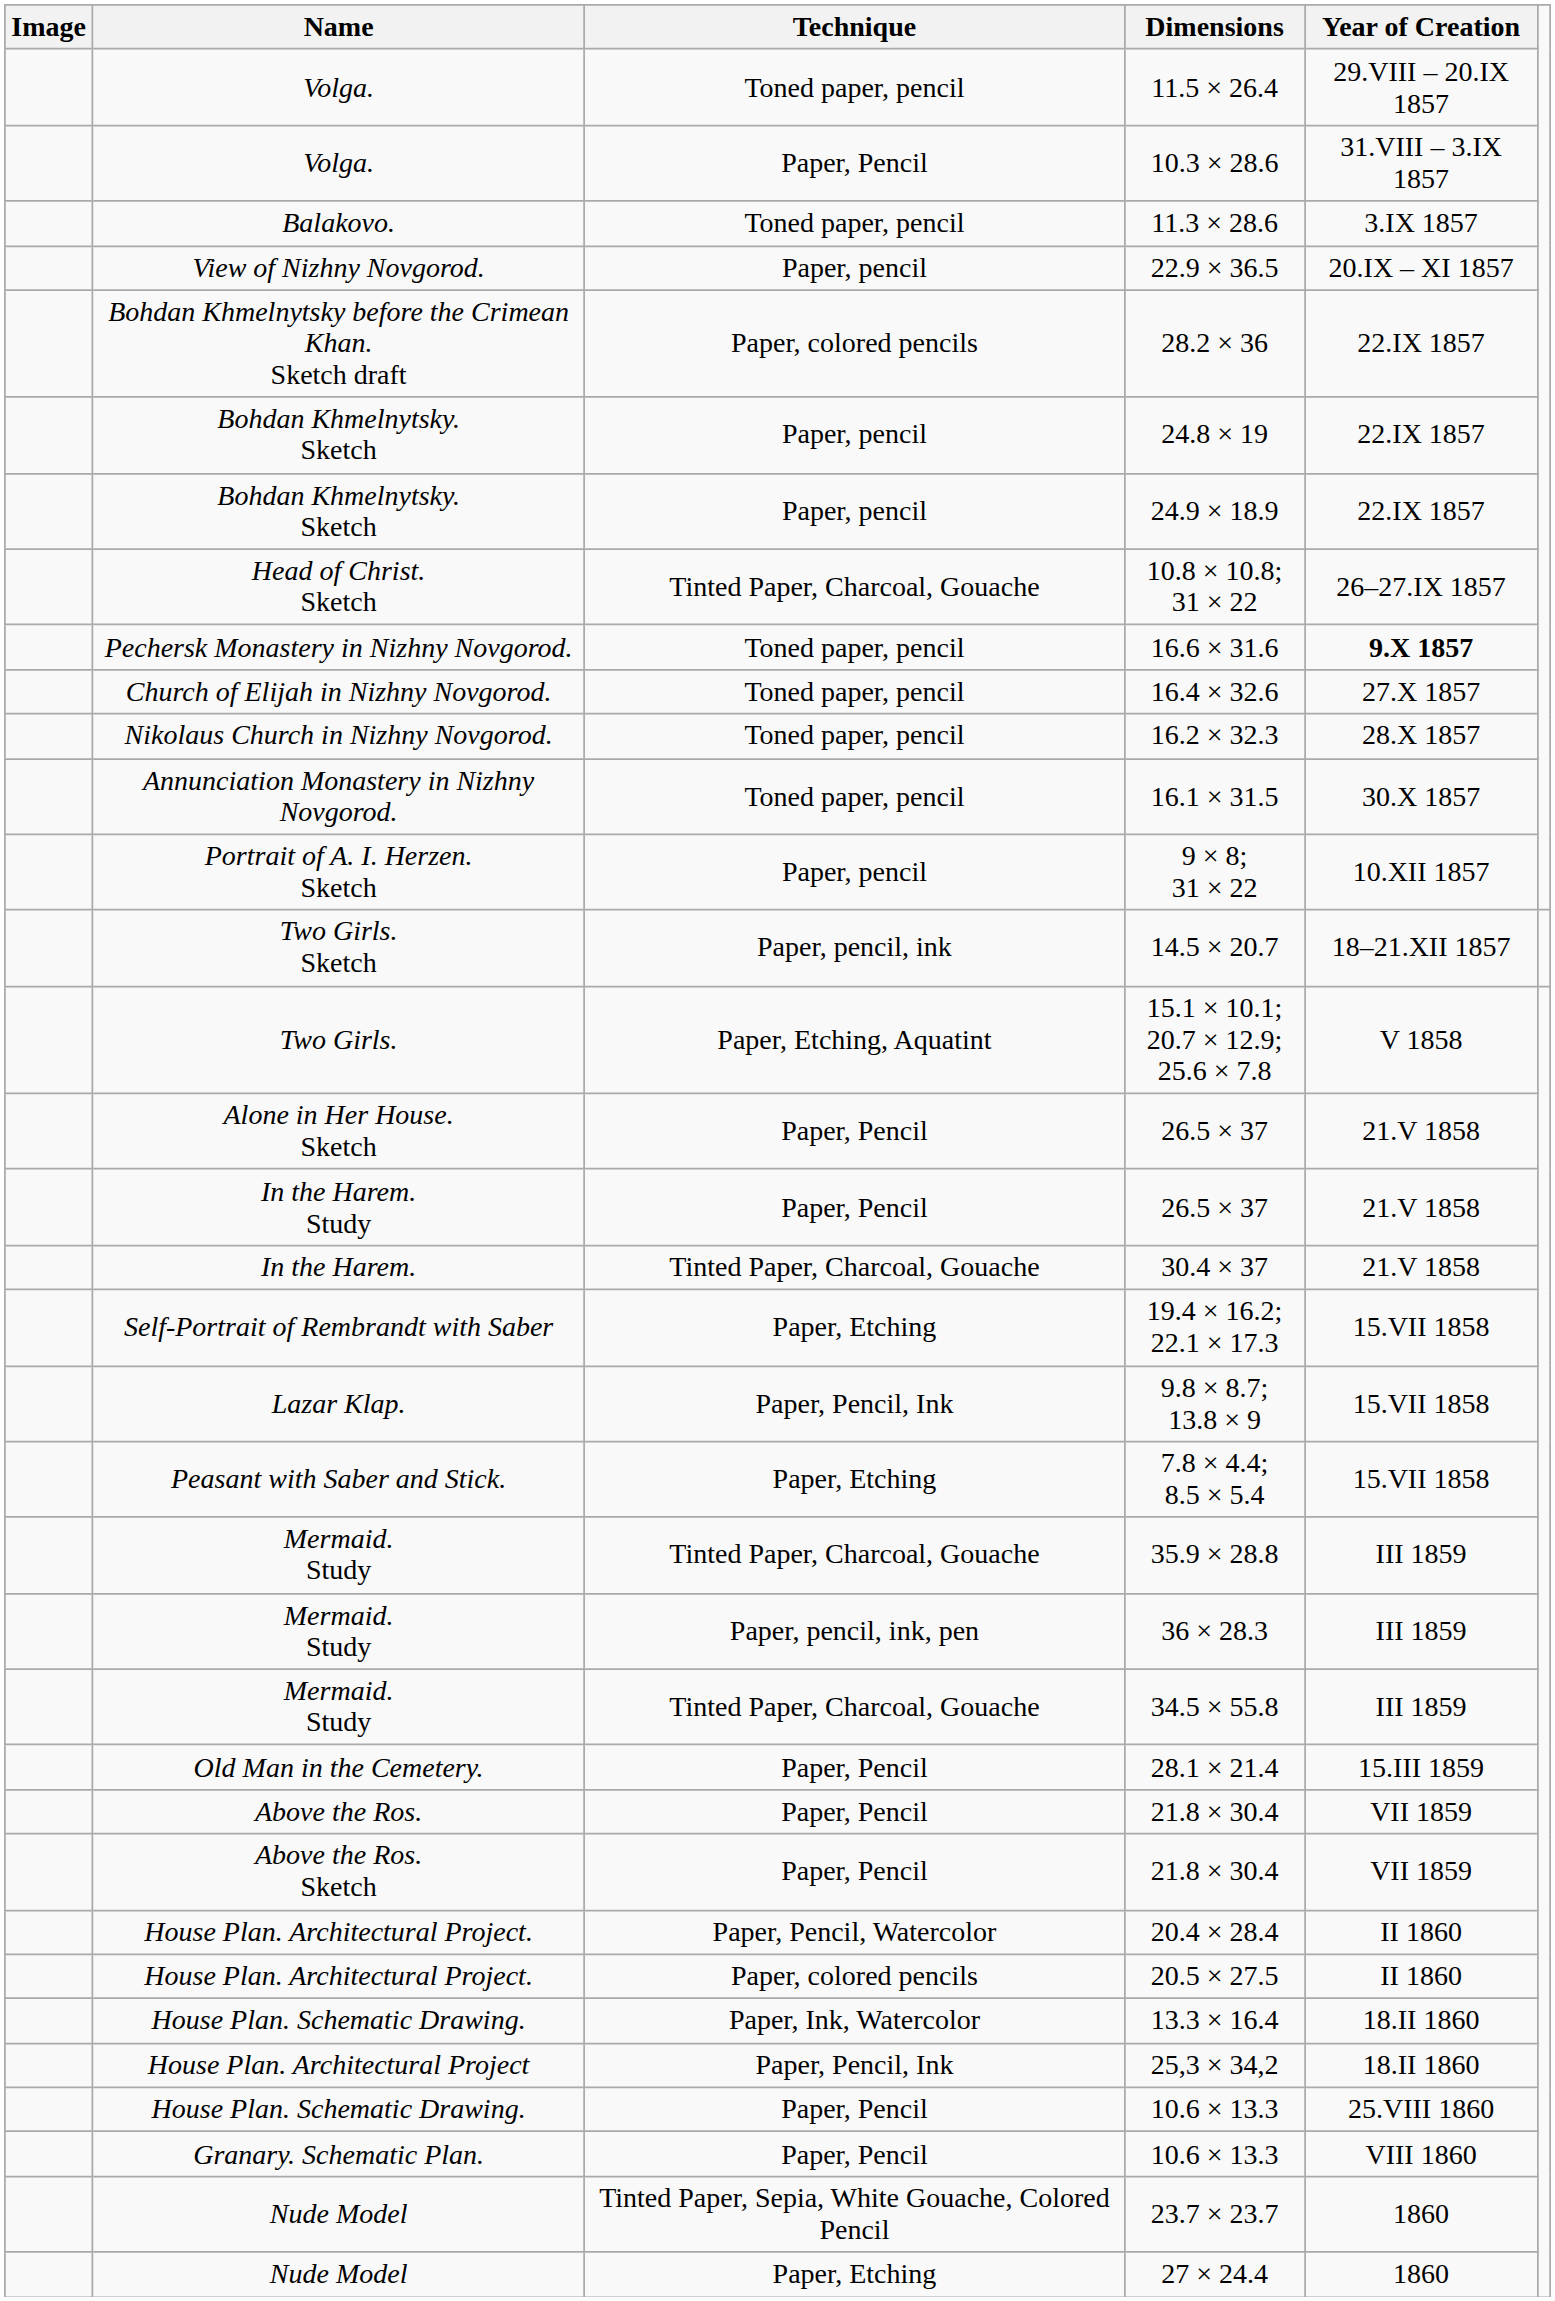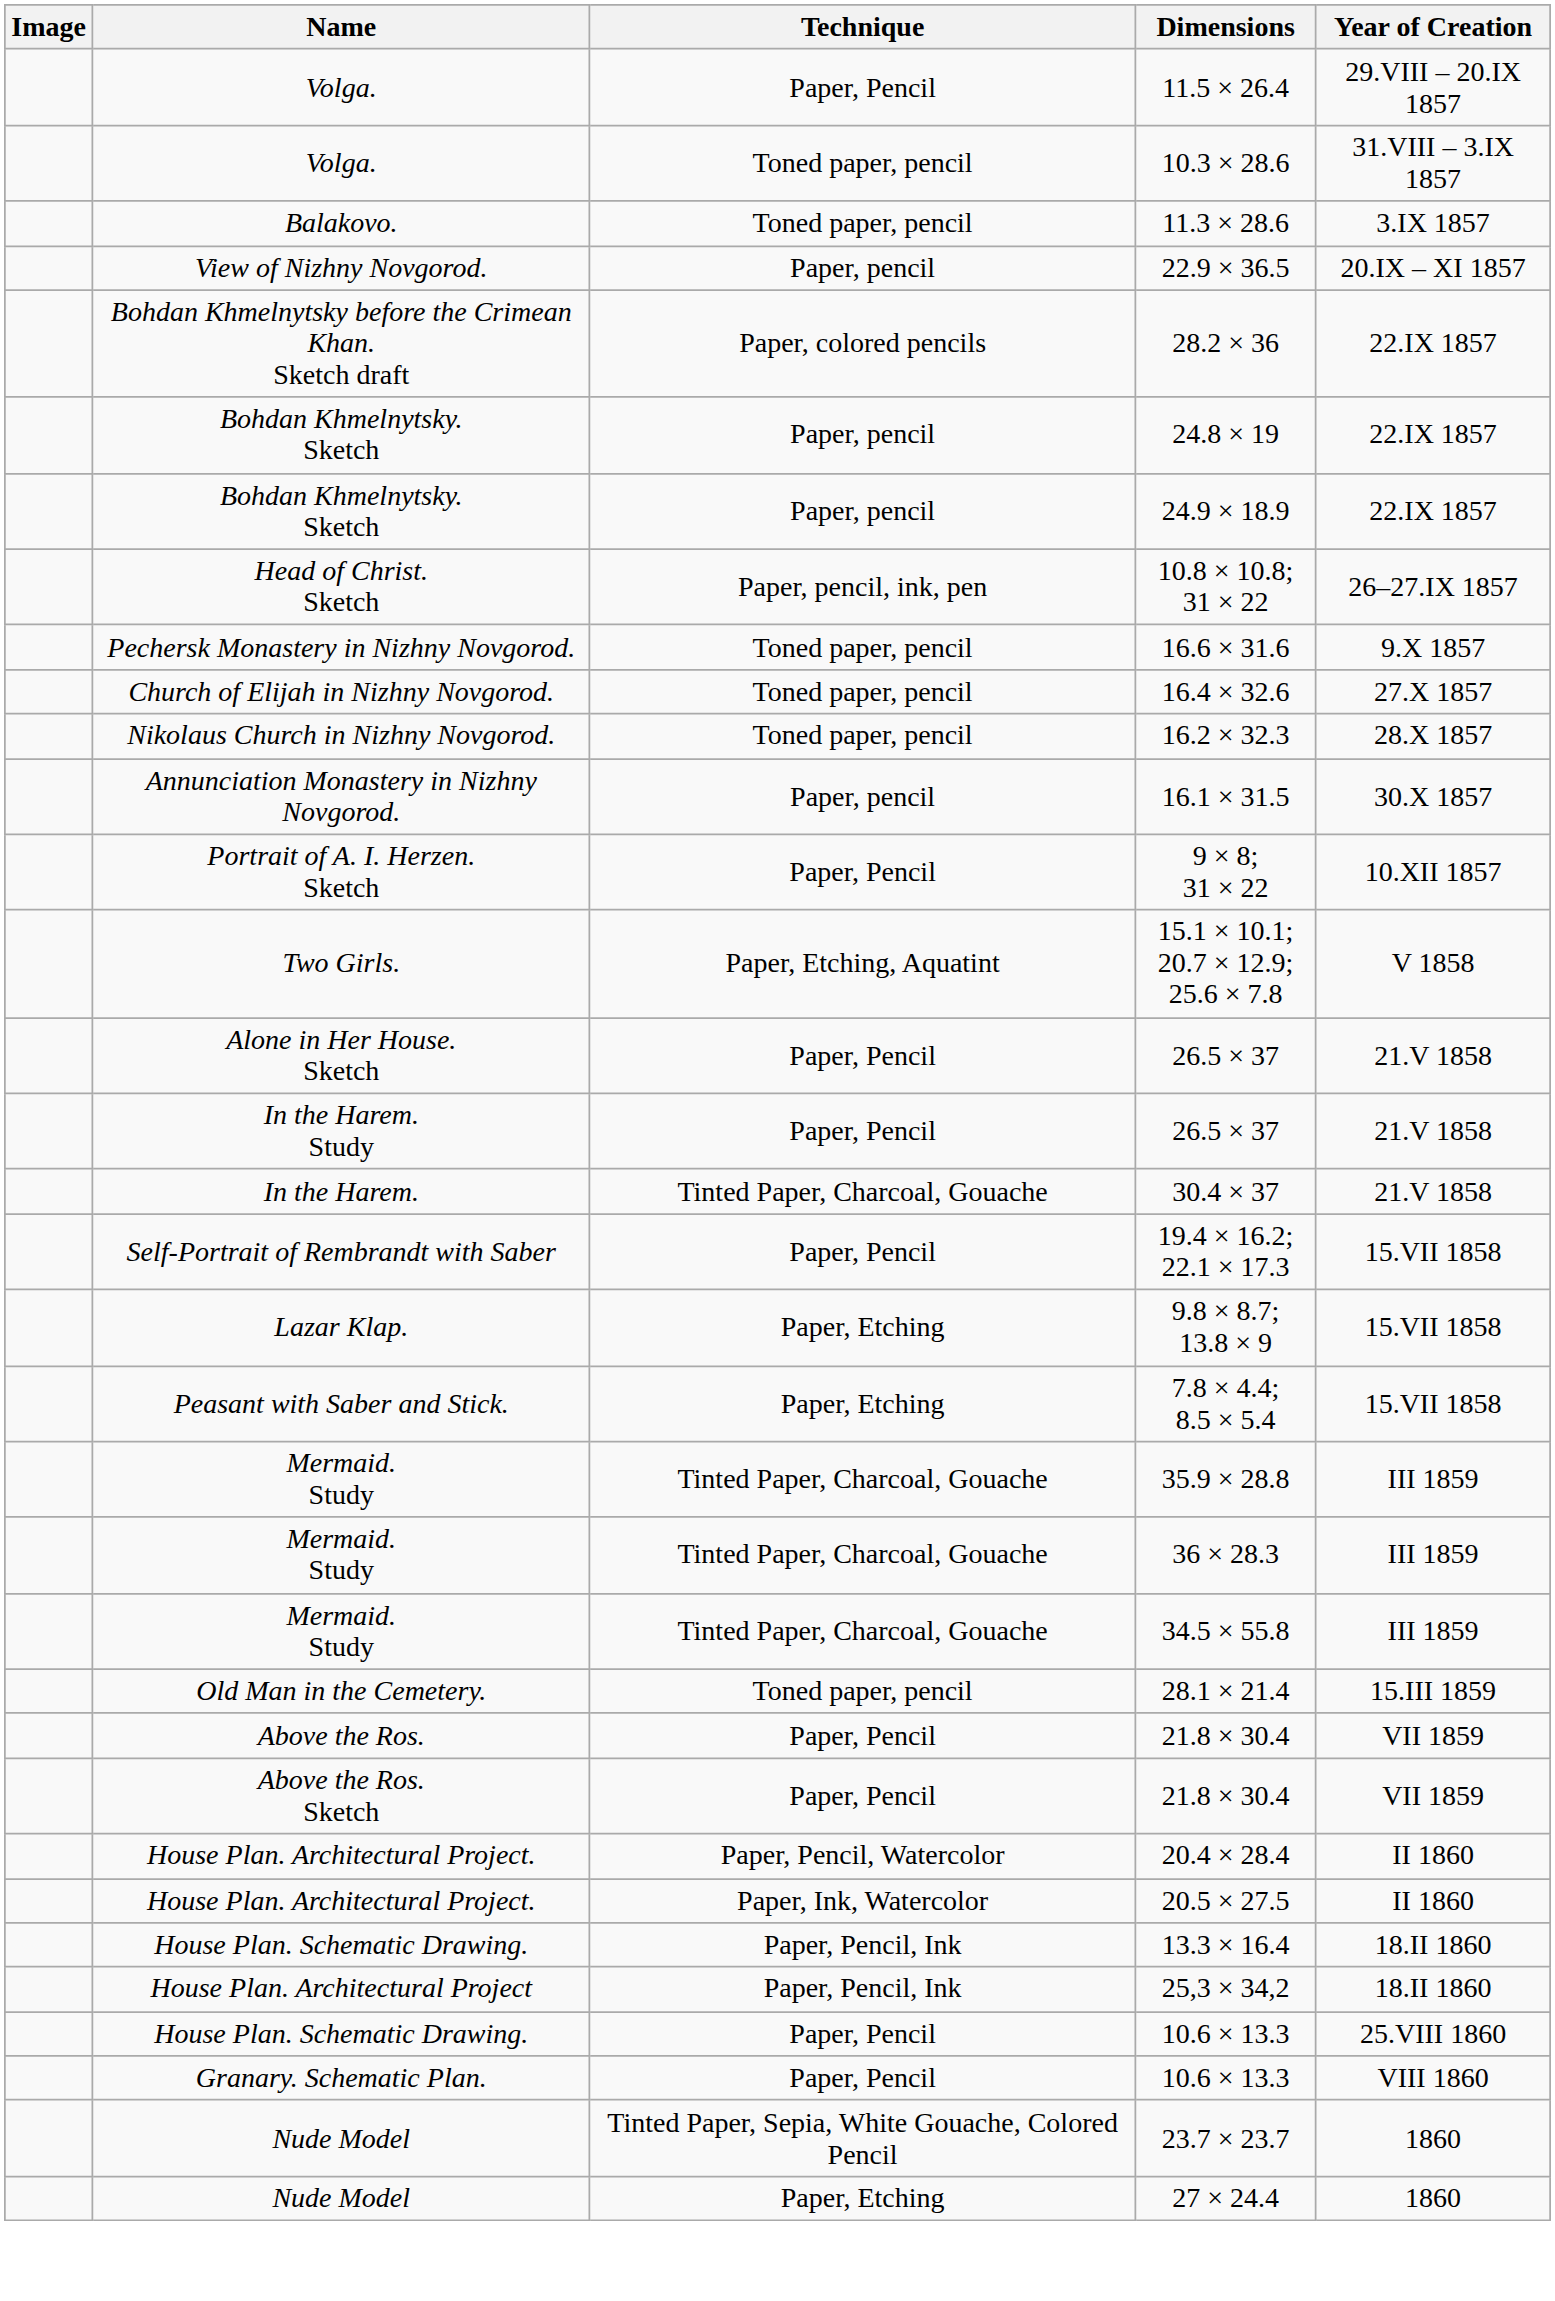(854, 86) Toned paper, pencil -> (863, 86) Paper, Pencil
(854, 162) Paper, Pencil -> (863, 162) Toned paper, pencil
(854, 586) Tinted Paper, Charcoal, Gouache -> (863, 586) Paper, pencil, ink, pen
(1421, 646) bold -> (1433, 646) normal
(854, 795) Toned paper, pencil -> (863, 795) Paper, pencil
(854, 871) Paper, pencil -> (863, 871) Paper, Pencil
- row: (339, 947)
(854, 1327) Paper, Etching -> (863, 1251) Paper, Pencil
(854, 1403) Paper, Pencil, Ink -> (863, 1327) Paper, Etching
(854, 1630) Paper, pencil, ink, pen -> (863, 1554) Tinted Paper, Charcoal, Gouache
(854, 1766) Paper, Pencil -> (863, 1690) Toned paper, pencil
(854, 1975) Paper, colored pencils -> (863, 1900) Paper, Ink, Watercolor
(854, 2020) Paper, Ink, Watercolor -> (863, 1944) Paper, Pencil, Ink
